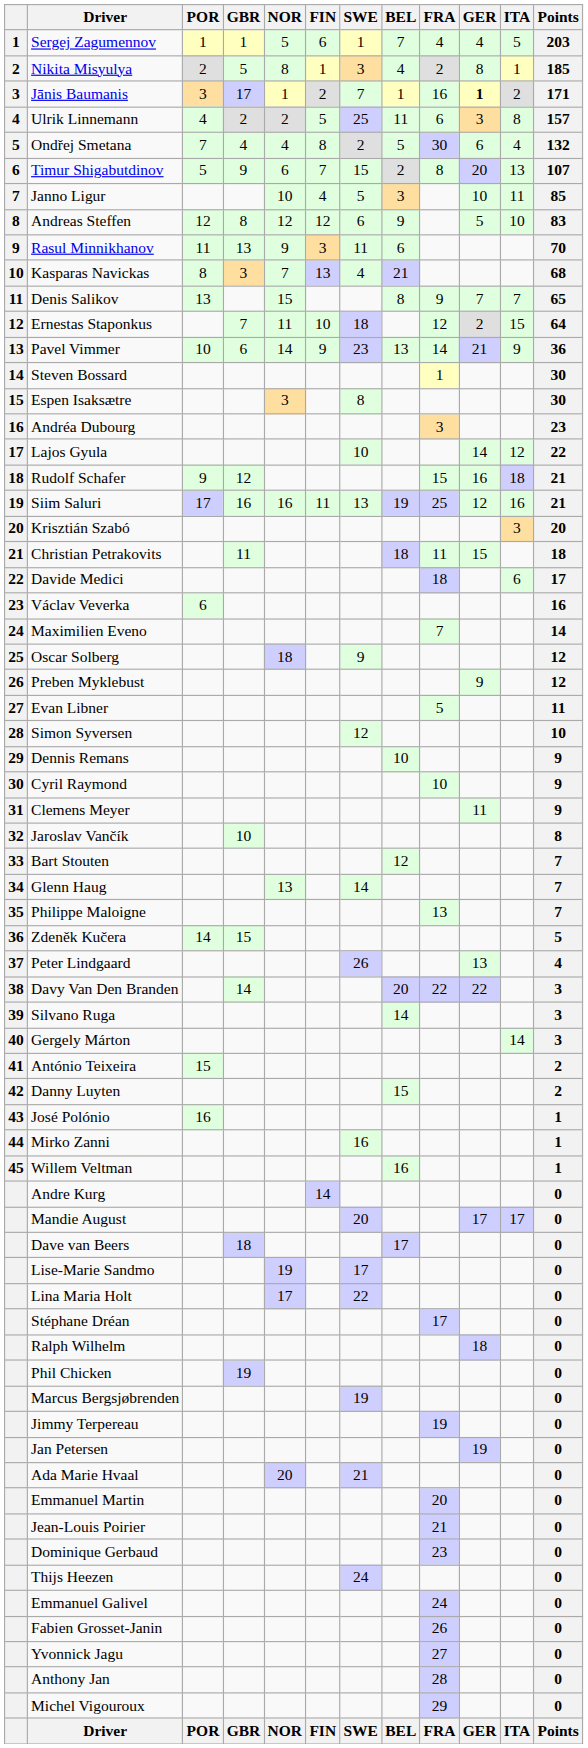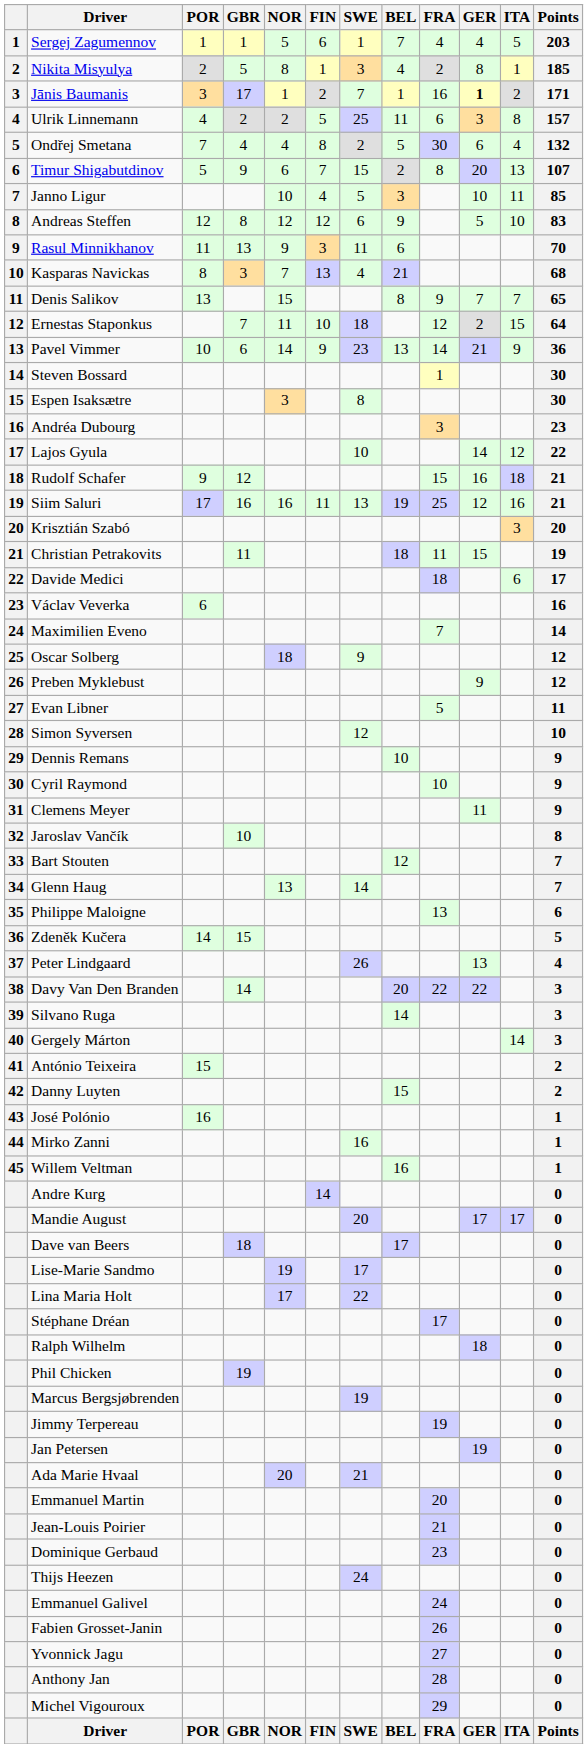(558, 554) 18 -> (558, 554) 19
(558, 912) 7 -> (558, 912) 6
